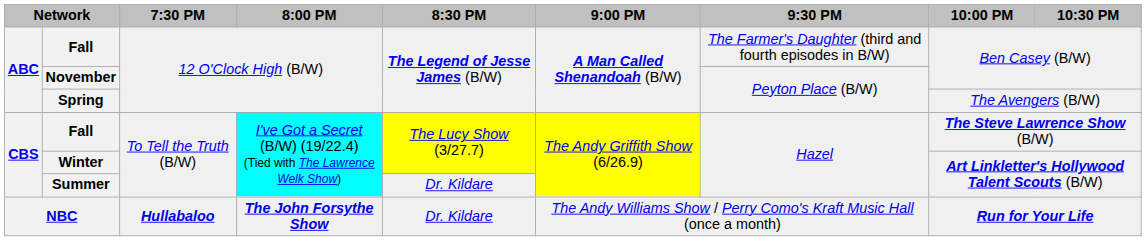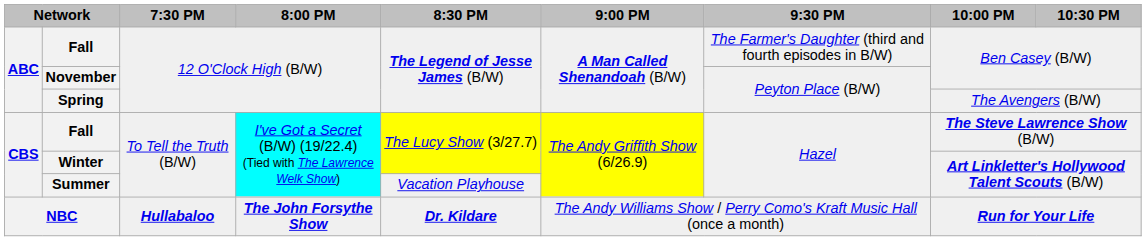(459, 185) Dr. Kildare -> (461, 185) Vacation Playhouse
(459, 216) normal -> (461, 216) bold
